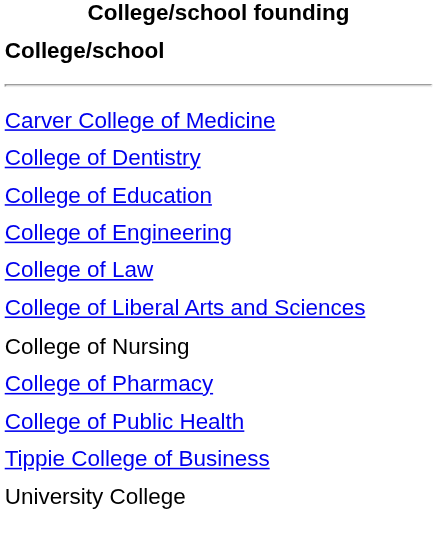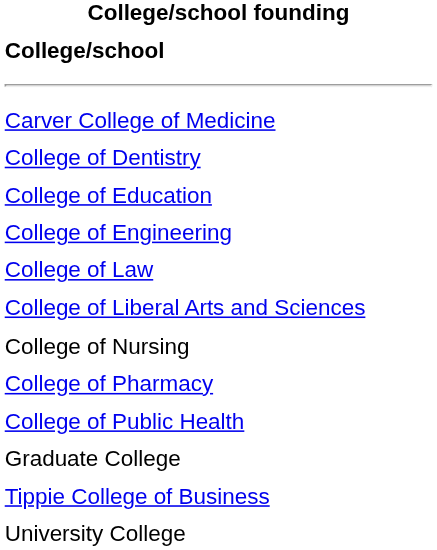+ row: (93, 459)
